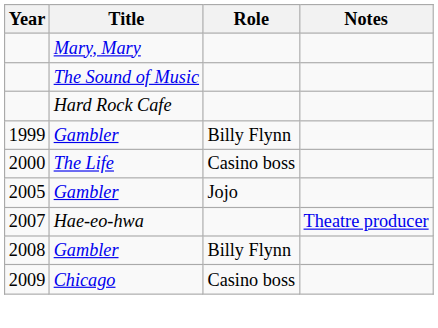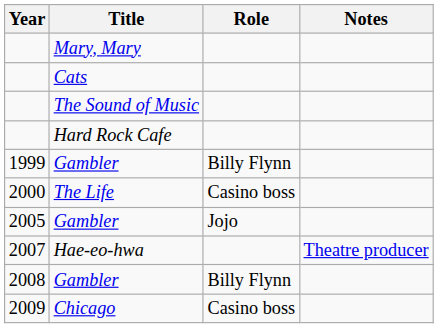+ row: (27, 77)
